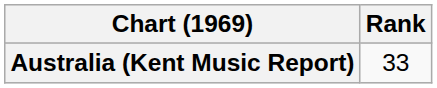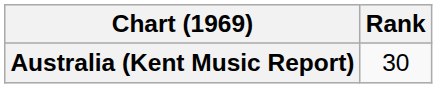(396, 62) 33 -> (396, 62) 30
